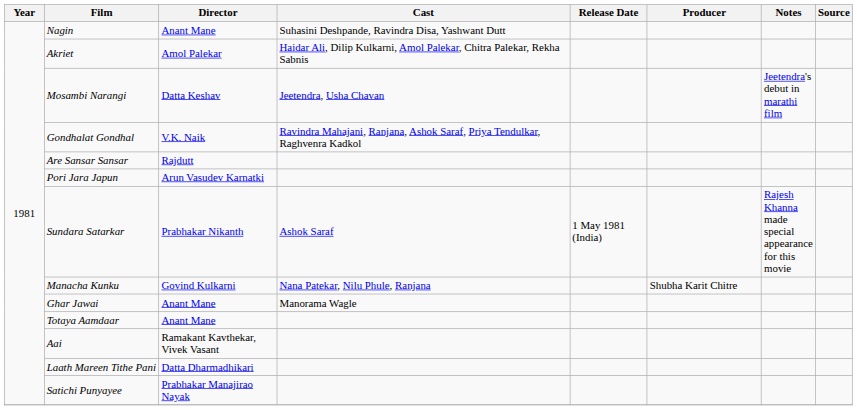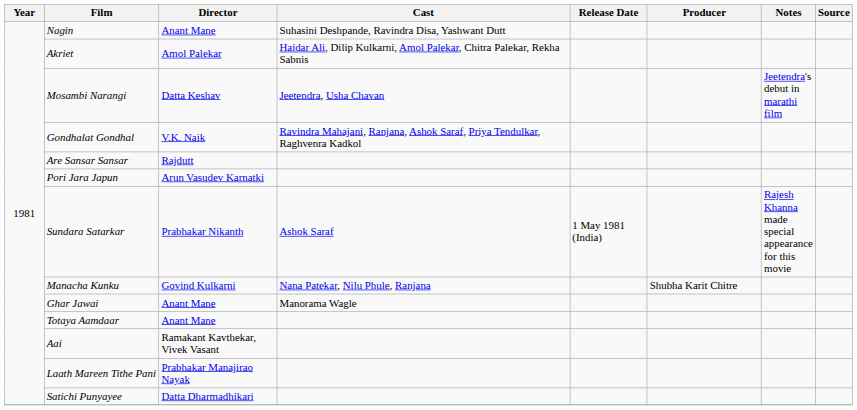(208, 367) Datta Dharmadhikari -> (207, 373) Prabhakar Manajirao Nayak
(207, 390) Prabhakar Manajirao Nayak -> (208, 396) Datta Dharmadhikari
